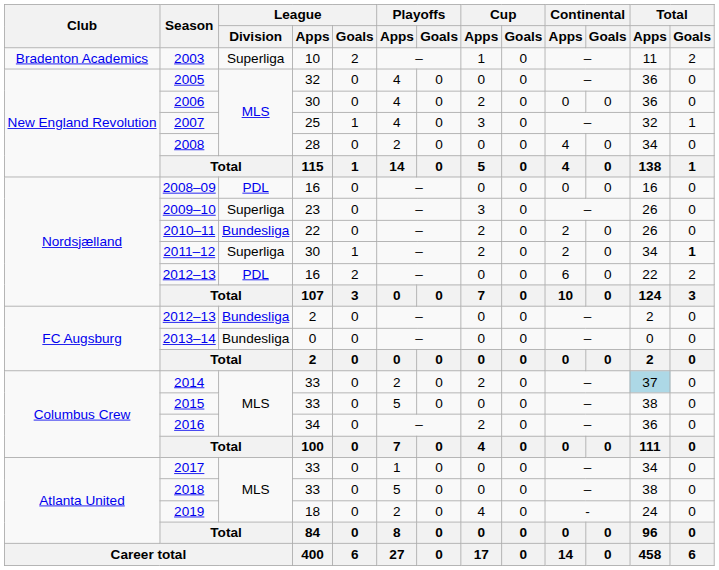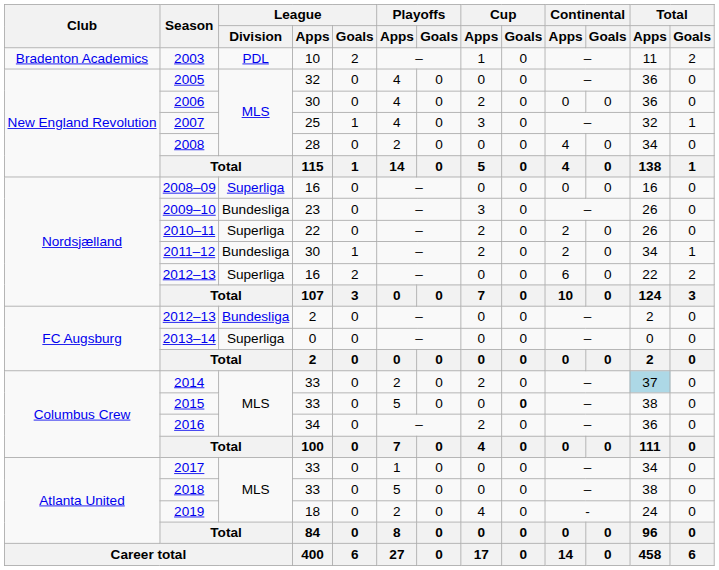(256, 58) Superliga -> (256, 58) PDL
(256, 187) PDL -> (256, 187) Superliga
(256, 209) Superliga -> (256, 209) Bundesliga
(256, 230) Bundesliga -> (256, 230) Superliga
(256, 252) Superliga -> (256, 252) Bundesliga
(692, 252) bold -> (692, 252) normal
(256, 274) PDL -> (256, 274) Superliga
(256, 338) Bundesliga -> (256, 338) Superliga
(523, 403) normal -> (523, 403) bold
